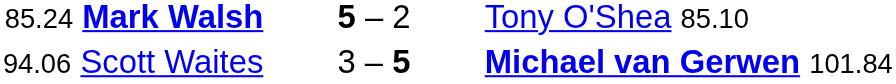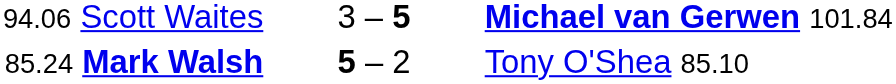rows swapped: (134, 17) <-> (133, 62)
